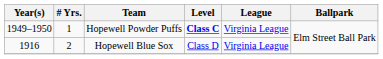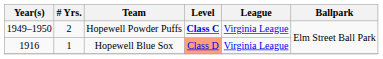(69, 29) 1 -> (69, 29) 2
(69, 46) 2 -> (69, 46) 1
(203, 46) no background -> (203, 46) lightsalmon background
